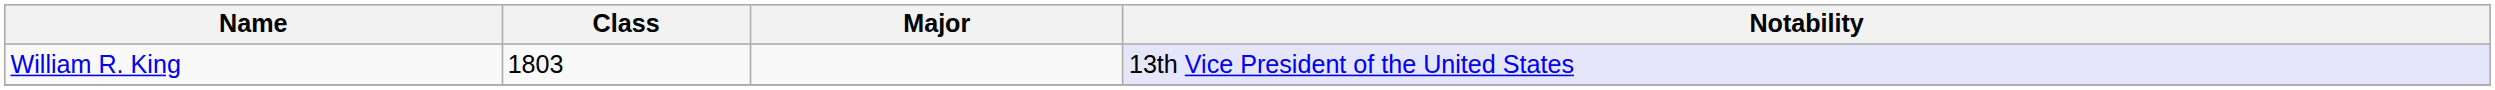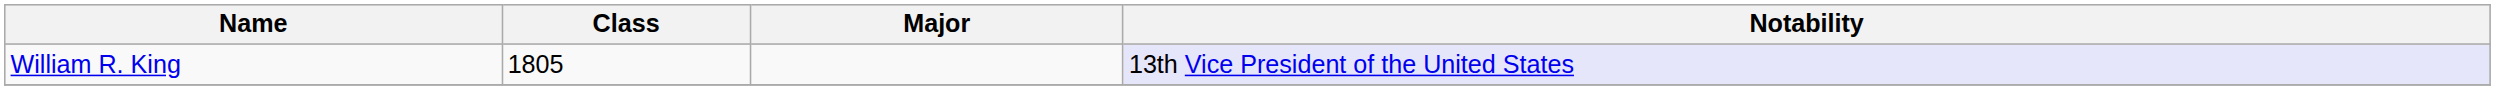(536, 64) 1803 -> (536, 64) 1805
